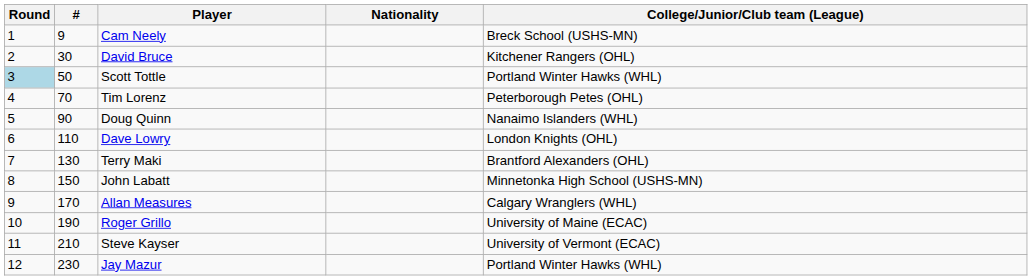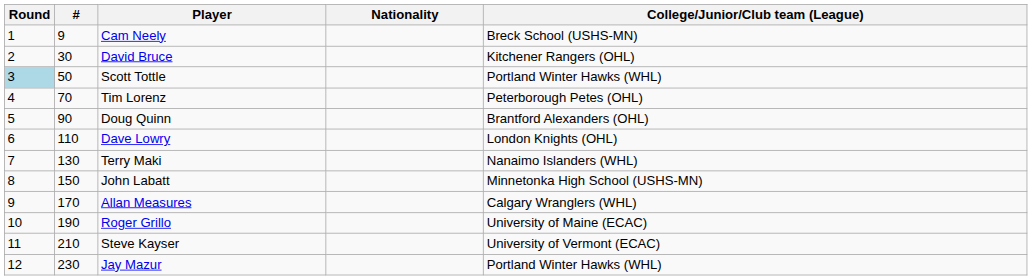(562, 118) Nanaimo Islanders (WHL) -> (568, 118) Brantford Alexanders (OHL)
(568, 160) Brantford Alexanders (OHL) -> (562, 160) Nanaimo Islanders (WHL)
